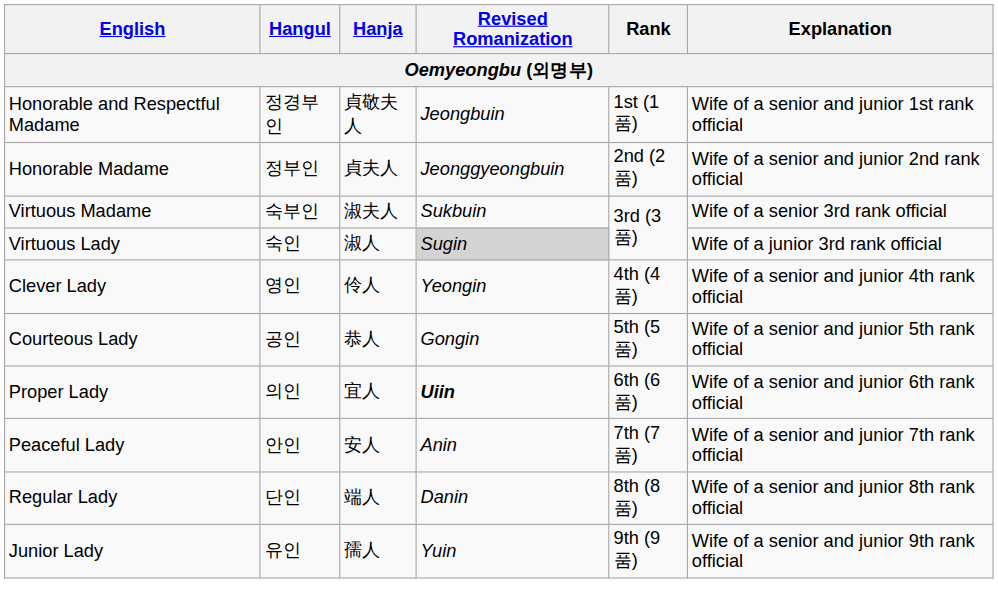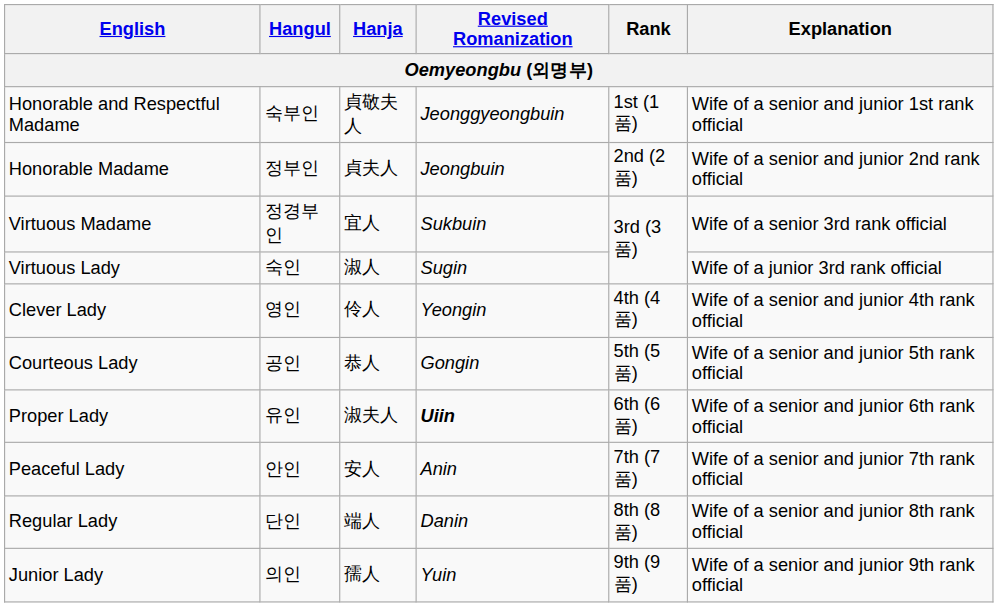(292, 113) 정경부인 -> (292, 113) 숙부인
(463, 114) Jeongbuin -> (493, 114) Jeonggyeongbuin
(493, 169) Jeonggyeongbuin -> (463, 169) Jeongbuin
(292, 211) 숙부인 -> (292, 223) 정경부인
(371, 211) 淑夫人 -> (362, 223) 宜人
(444, 243) lightgrey background -> (444, 267) no background
(283, 391) 의인 -> (283, 415) 유인
(362, 391) 宜人 -> (371, 415) 淑夫人
(283, 550) 유인 -> (283, 574) 의인
